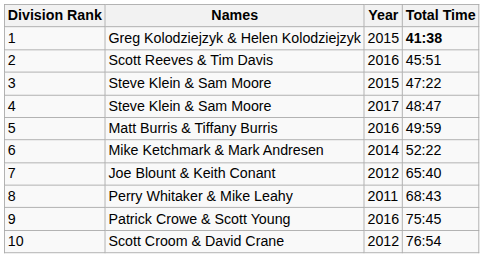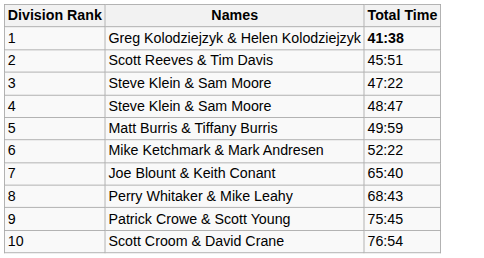- column: (383, 15)
